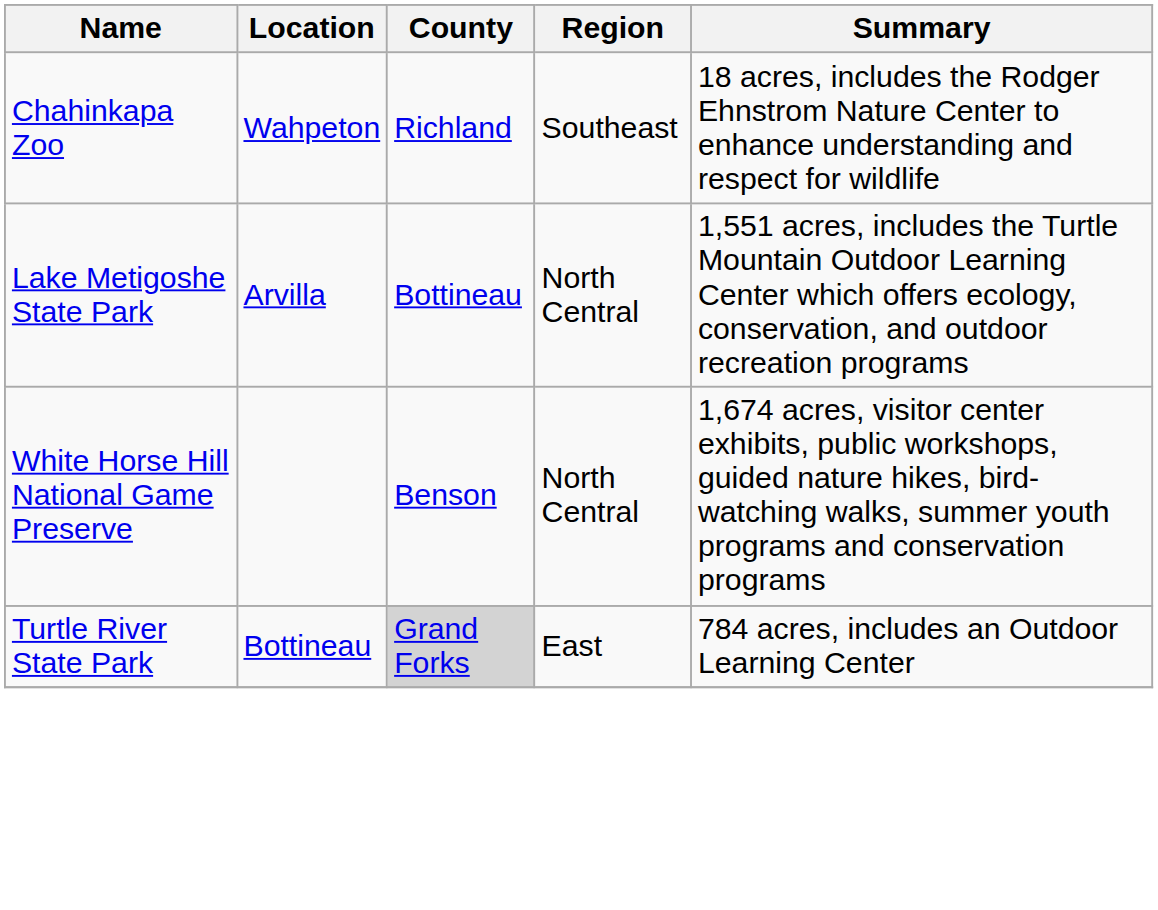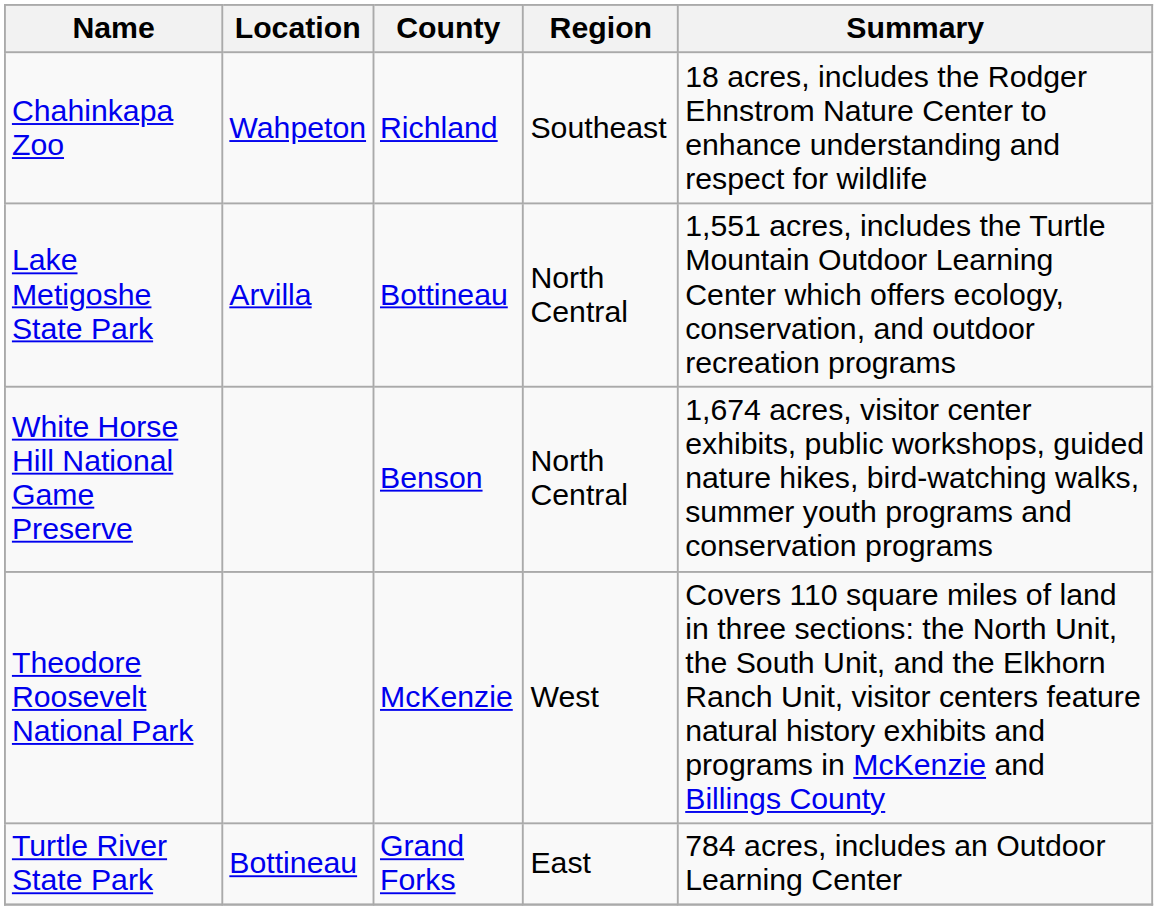+ row: (103, 696)
(436, 645) lightgrey background -> (422, 863) no background
